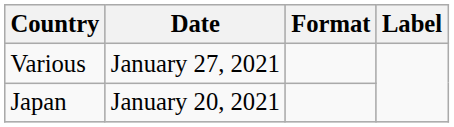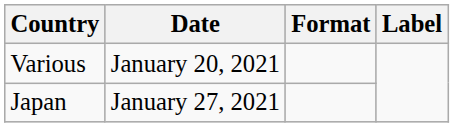(195, 63) January 27, 2021 -> (195, 63) January 20, 2021
(195, 102) January 20, 2021 -> (195, 102) January 27, 2021
